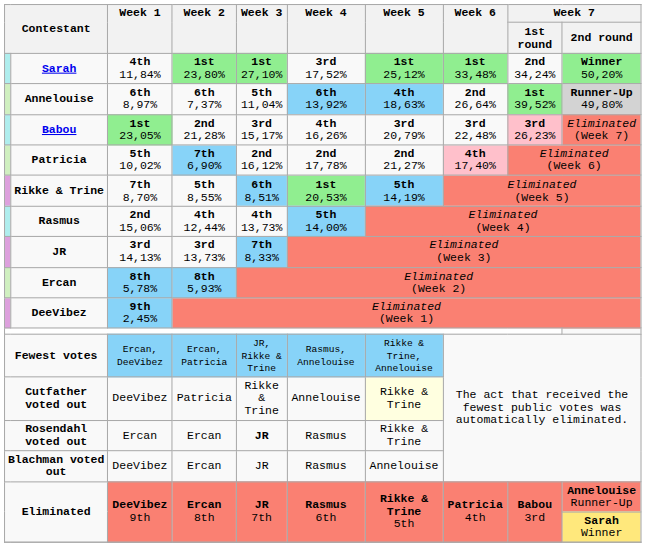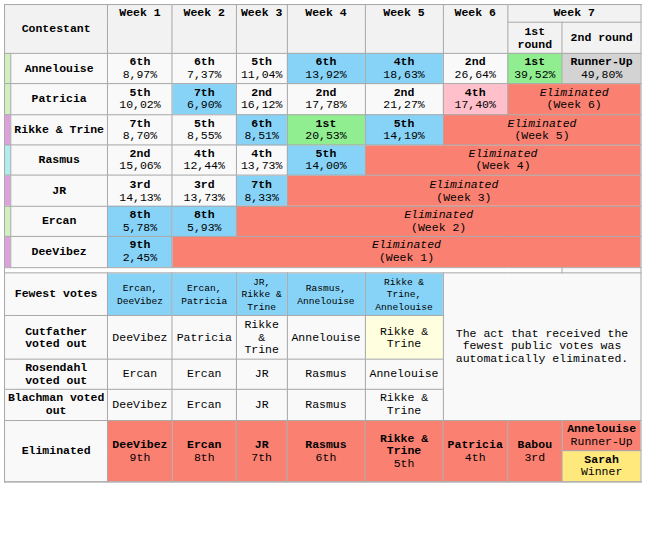- row: (59, 69)
- row: (59, 130)
(262, 436) bold -> (262, 374) normal
(404, 436) Rikke & Trine -> (404, 374) Annelouise
(404, 466) Annelouise -> (404, 405) Rikke & Trine
